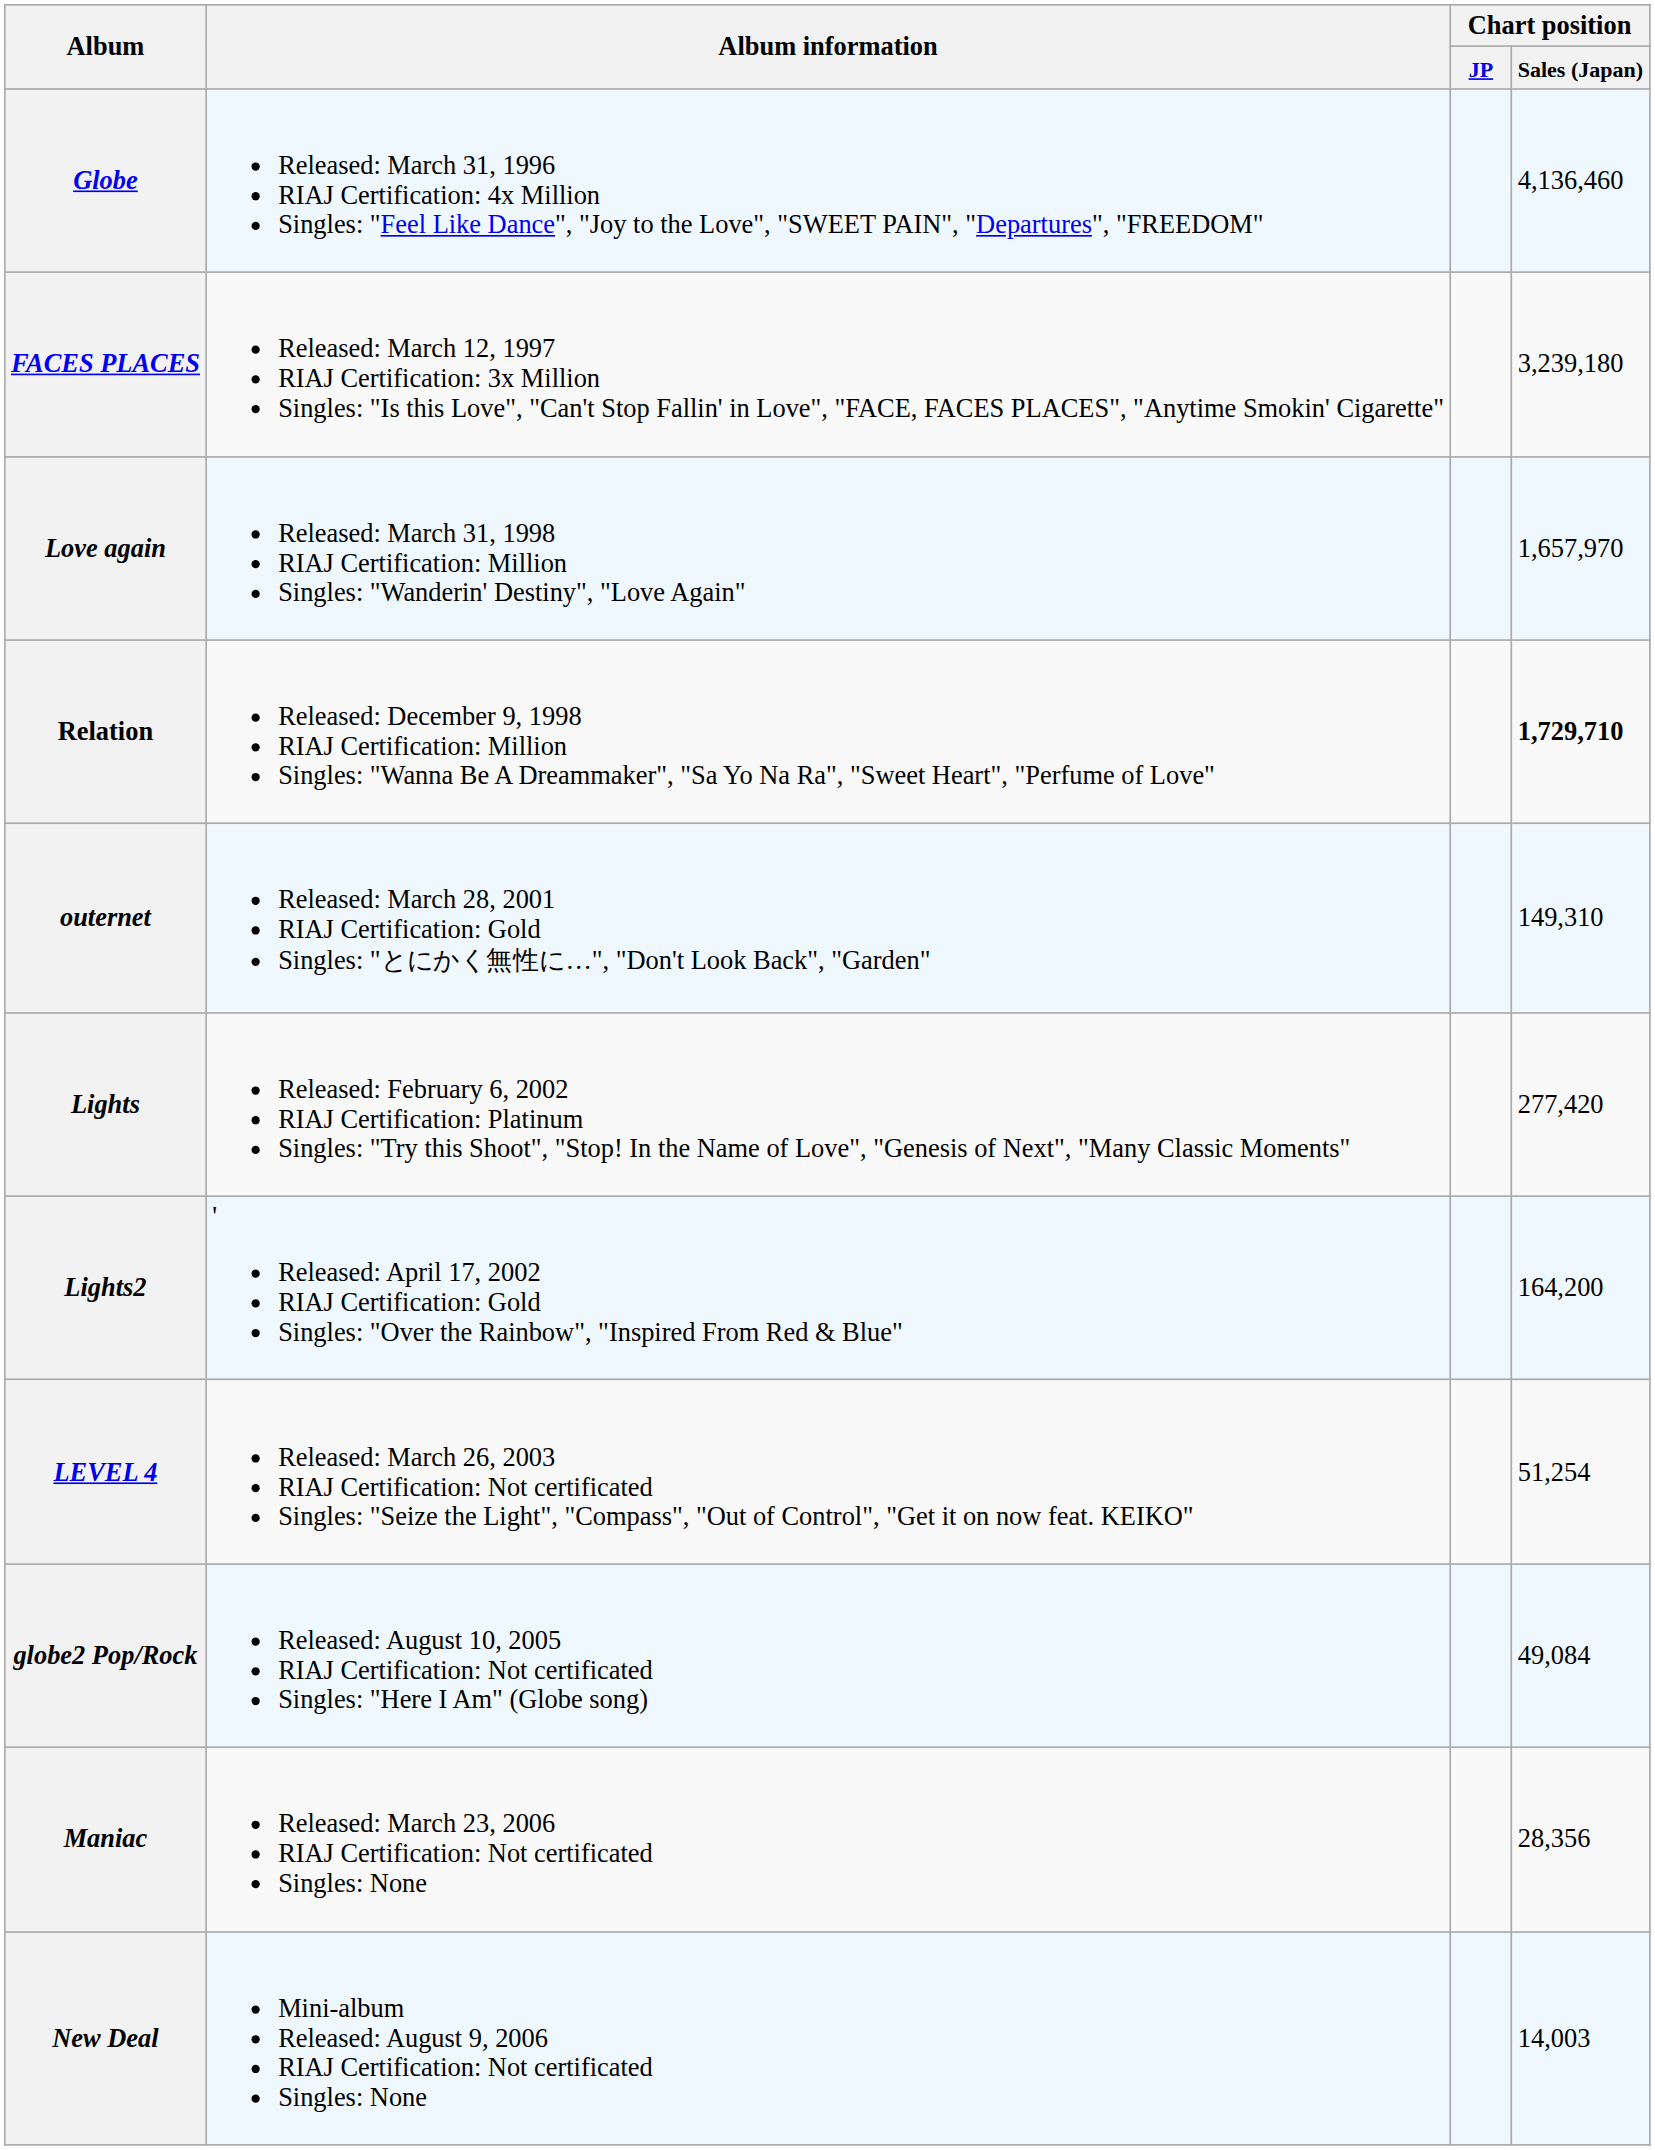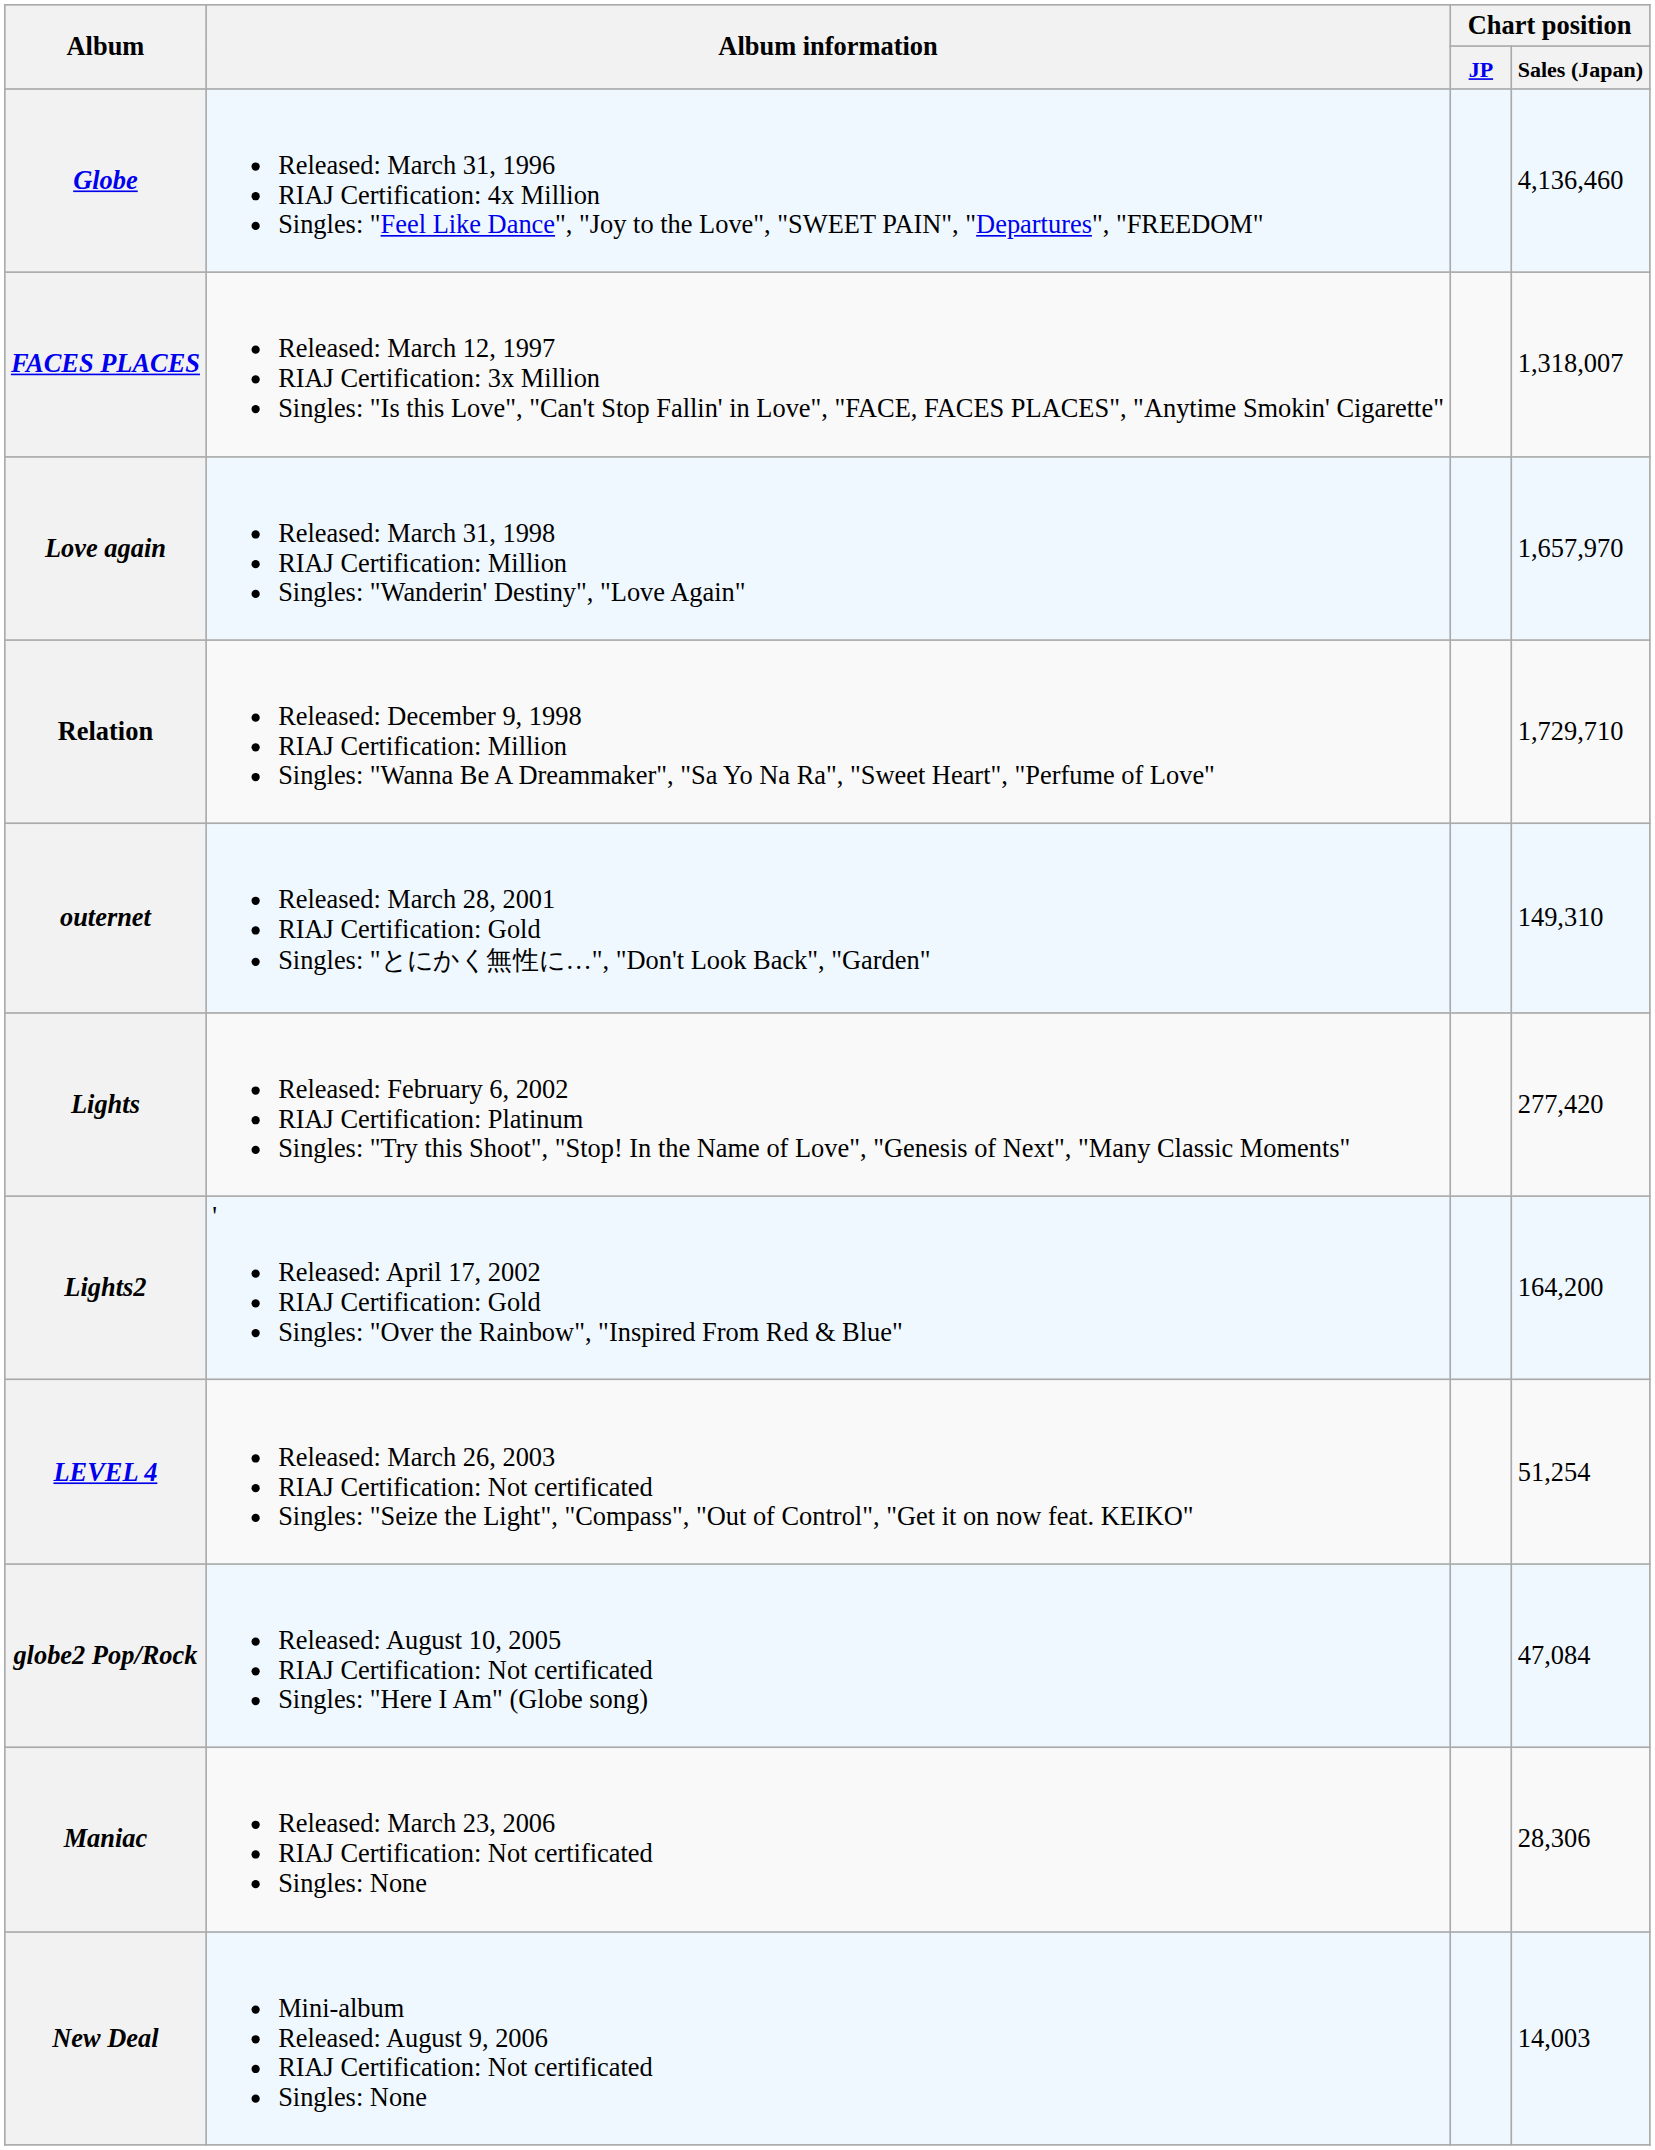(1571, 363) 3,239,180 -> (1571, 363) 1,318,007
(1571, 731) bold -> (1571, 731) normal
(1554, 1655) 49,084 -> (1554, 1655) 47,084
(1554, 1838) 28,356 -> (1554, 1838) 28,306
